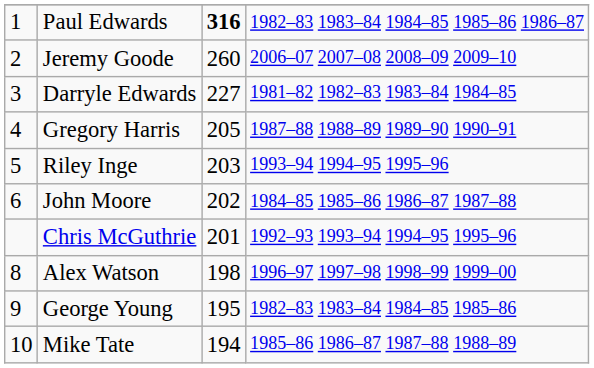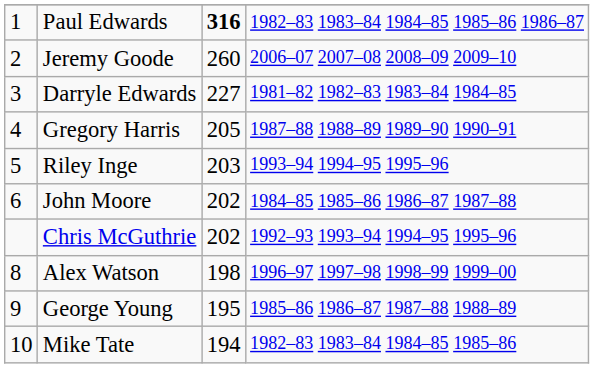(224, 237) 201 -> (224, 237) 202
(383, 308) 1982–83 1983–84 1984–85 1985–86 -> (383, 308) 1985–86 1986–87 1987–88 1988–89
(383, 344) 1985–86 1986–87 1987–88 1988–89 -> (383, 344) 1982–83 1983–84 1984–85 1985–86
